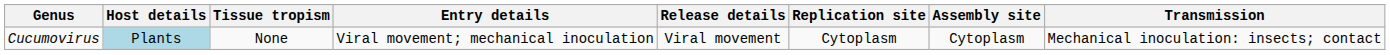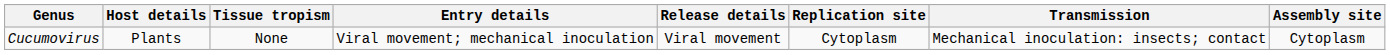columns swapped: (987, 16) <-> (1215, 16)
(156, 39) lightblue background -> (156, 39) no background
